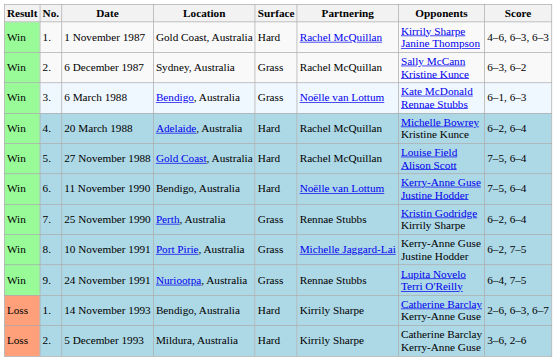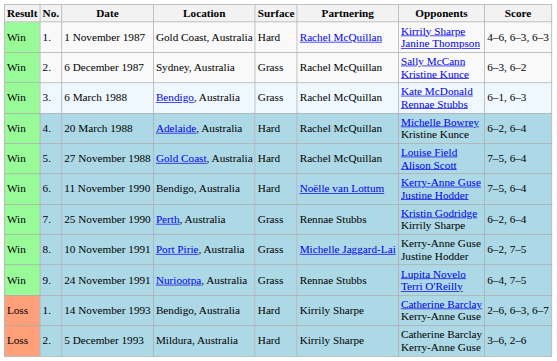(342, 98) Noëlle van Lottum -> (341, 98) Rachel McQuillan
